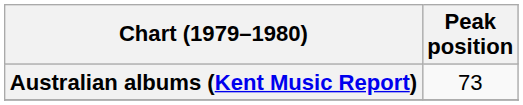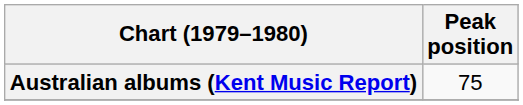(470, 81) 73 -> (470, 81) 75
